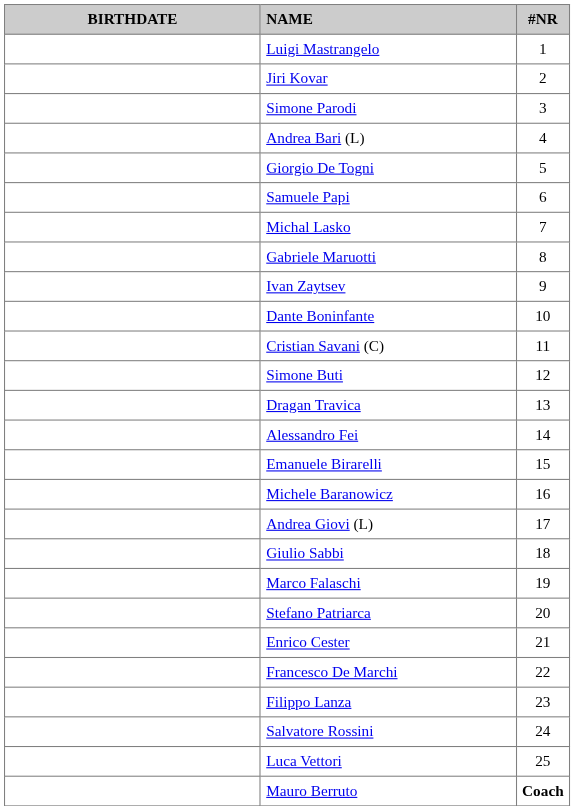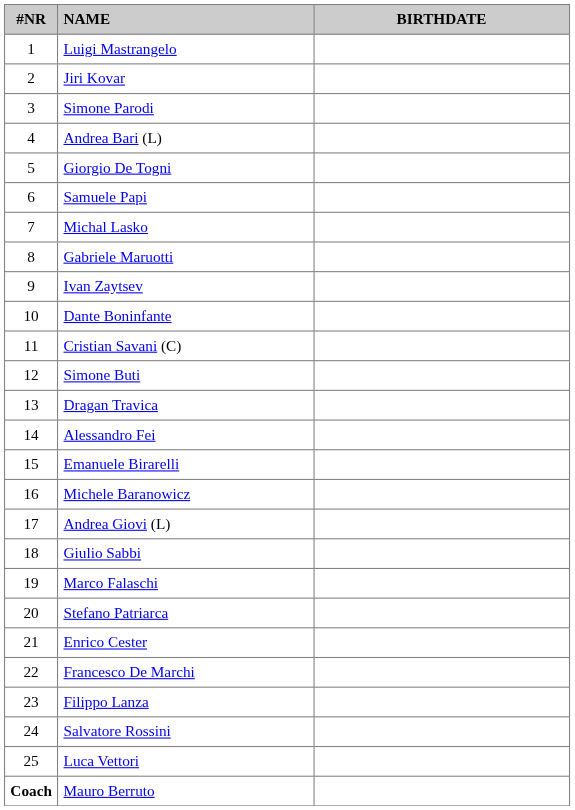columns swapped: (543, 19) <-> (132, 19)
